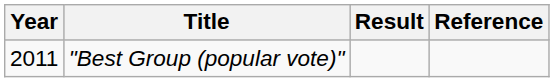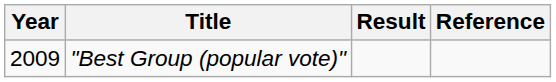(34, 58) 2011 -> (35, 58) 2009
